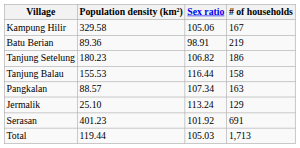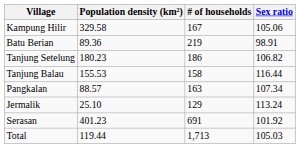columns swapped: (206, 12) <-> (261, 12)
